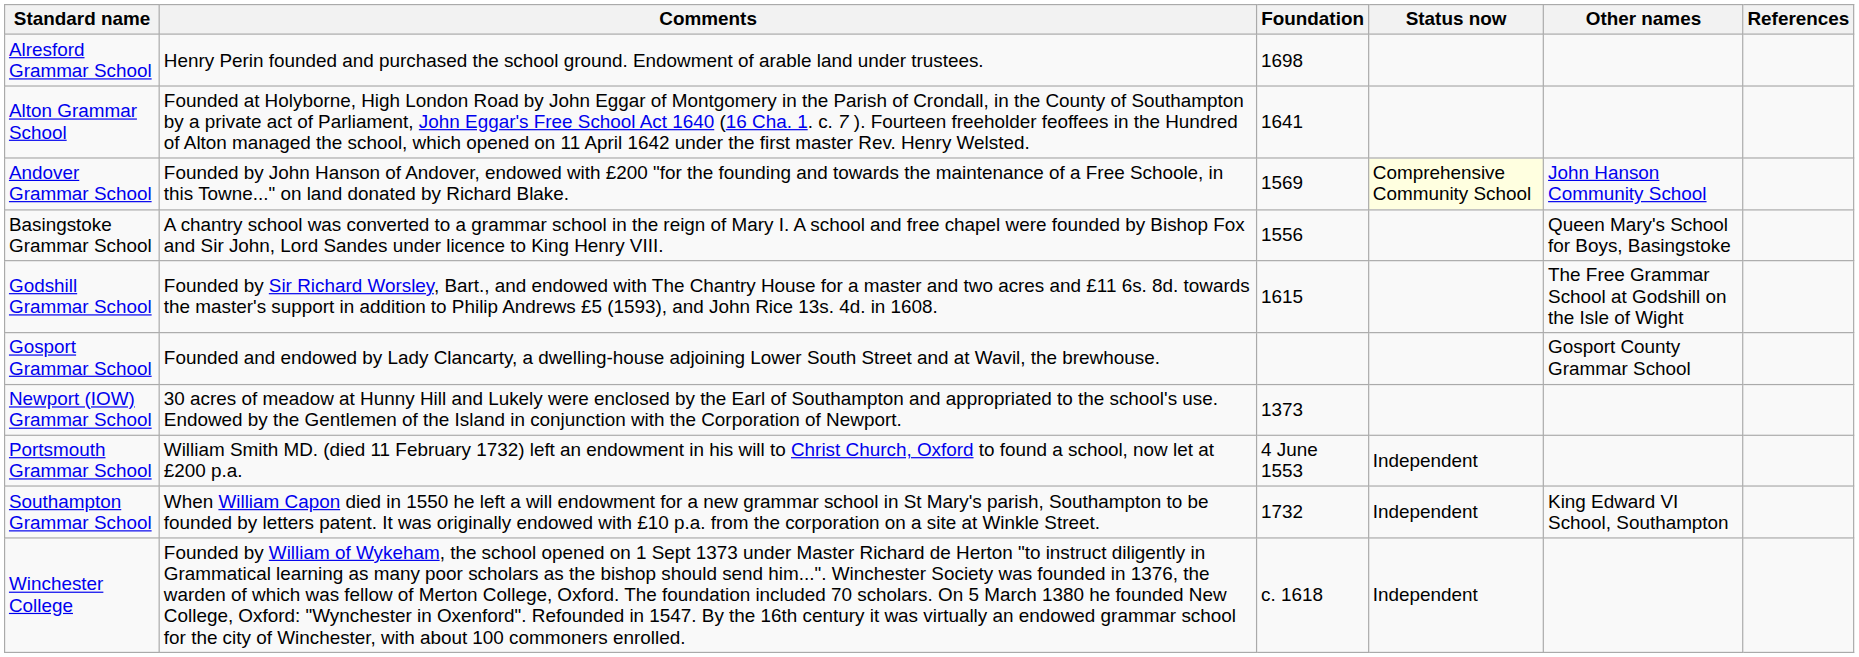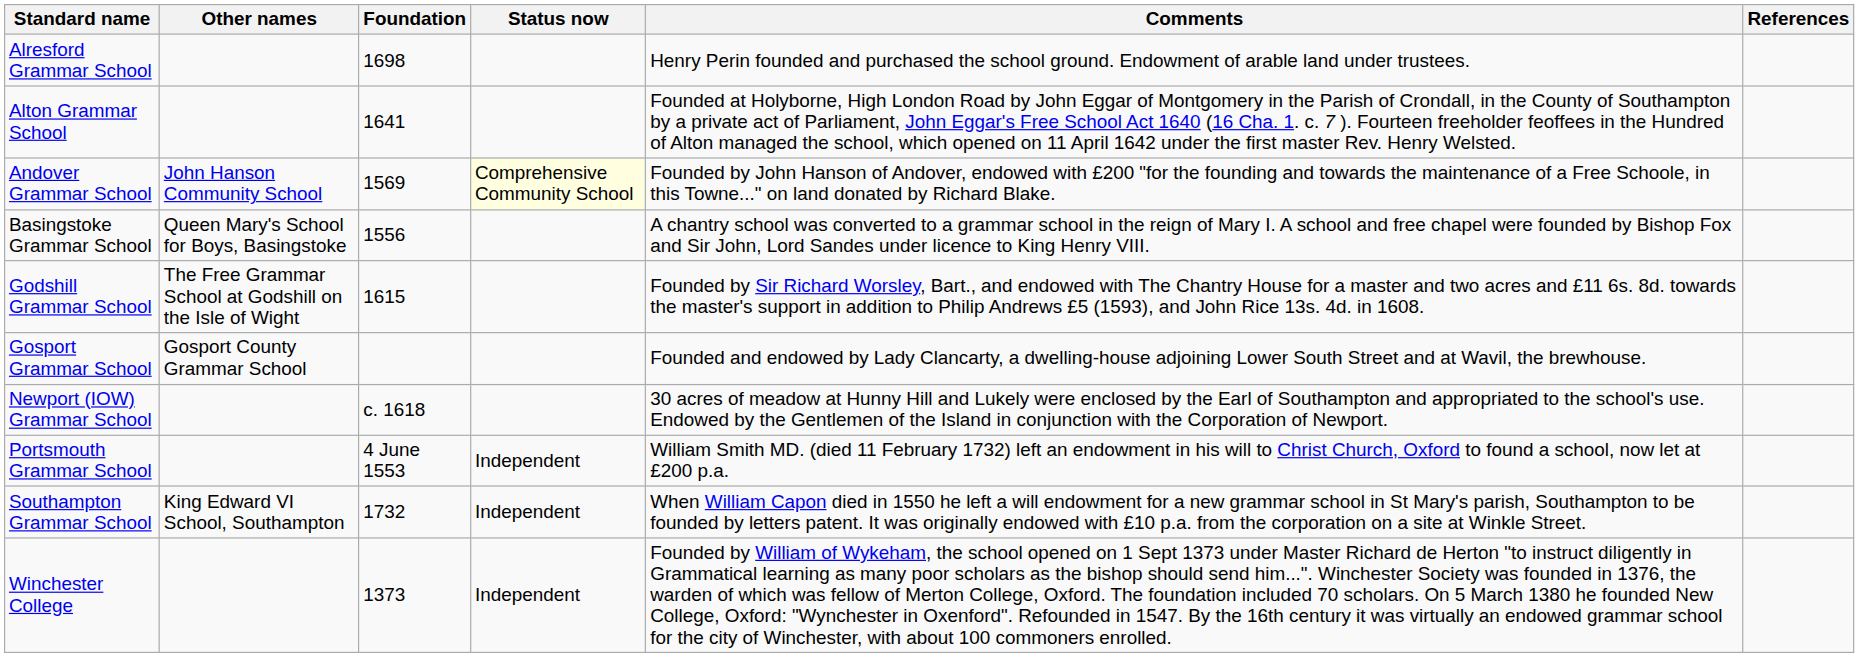columns swapped: (1643, 19) <-> (708, 19)
(1282, 409) 1373 -> (394, 409) c. 1618
(1292, 595) c. 1618 -> (384, 595) 1373
